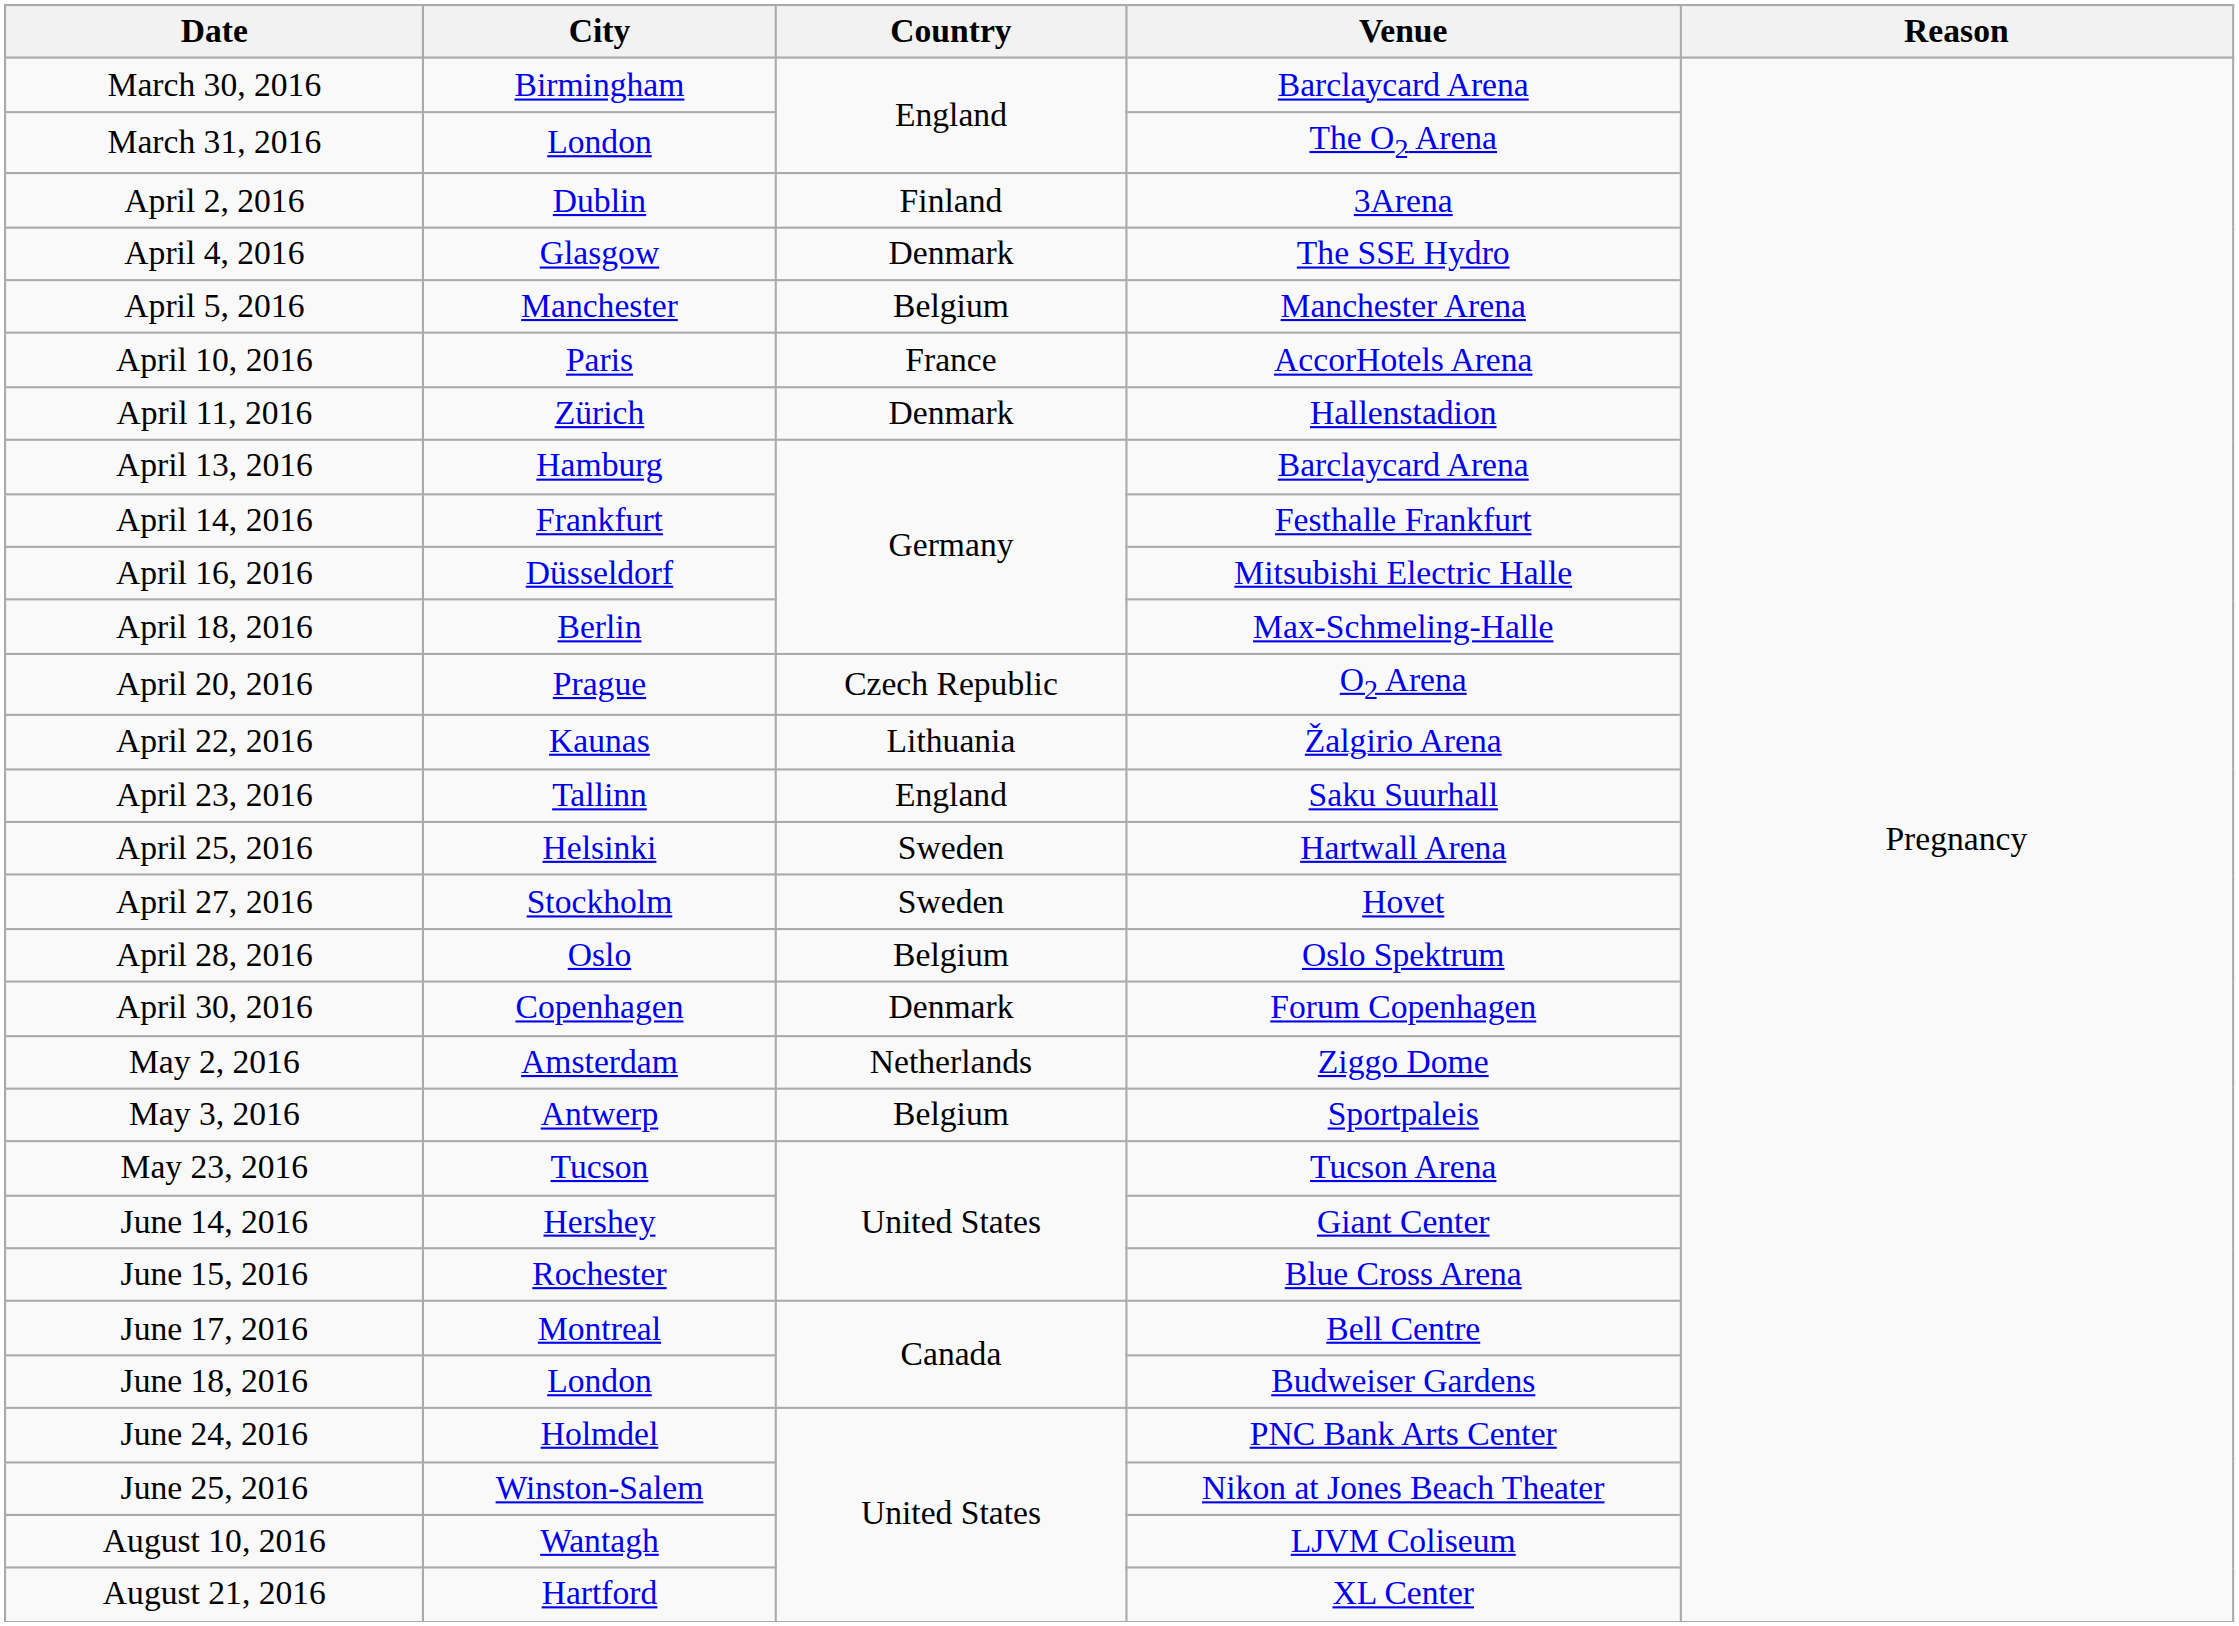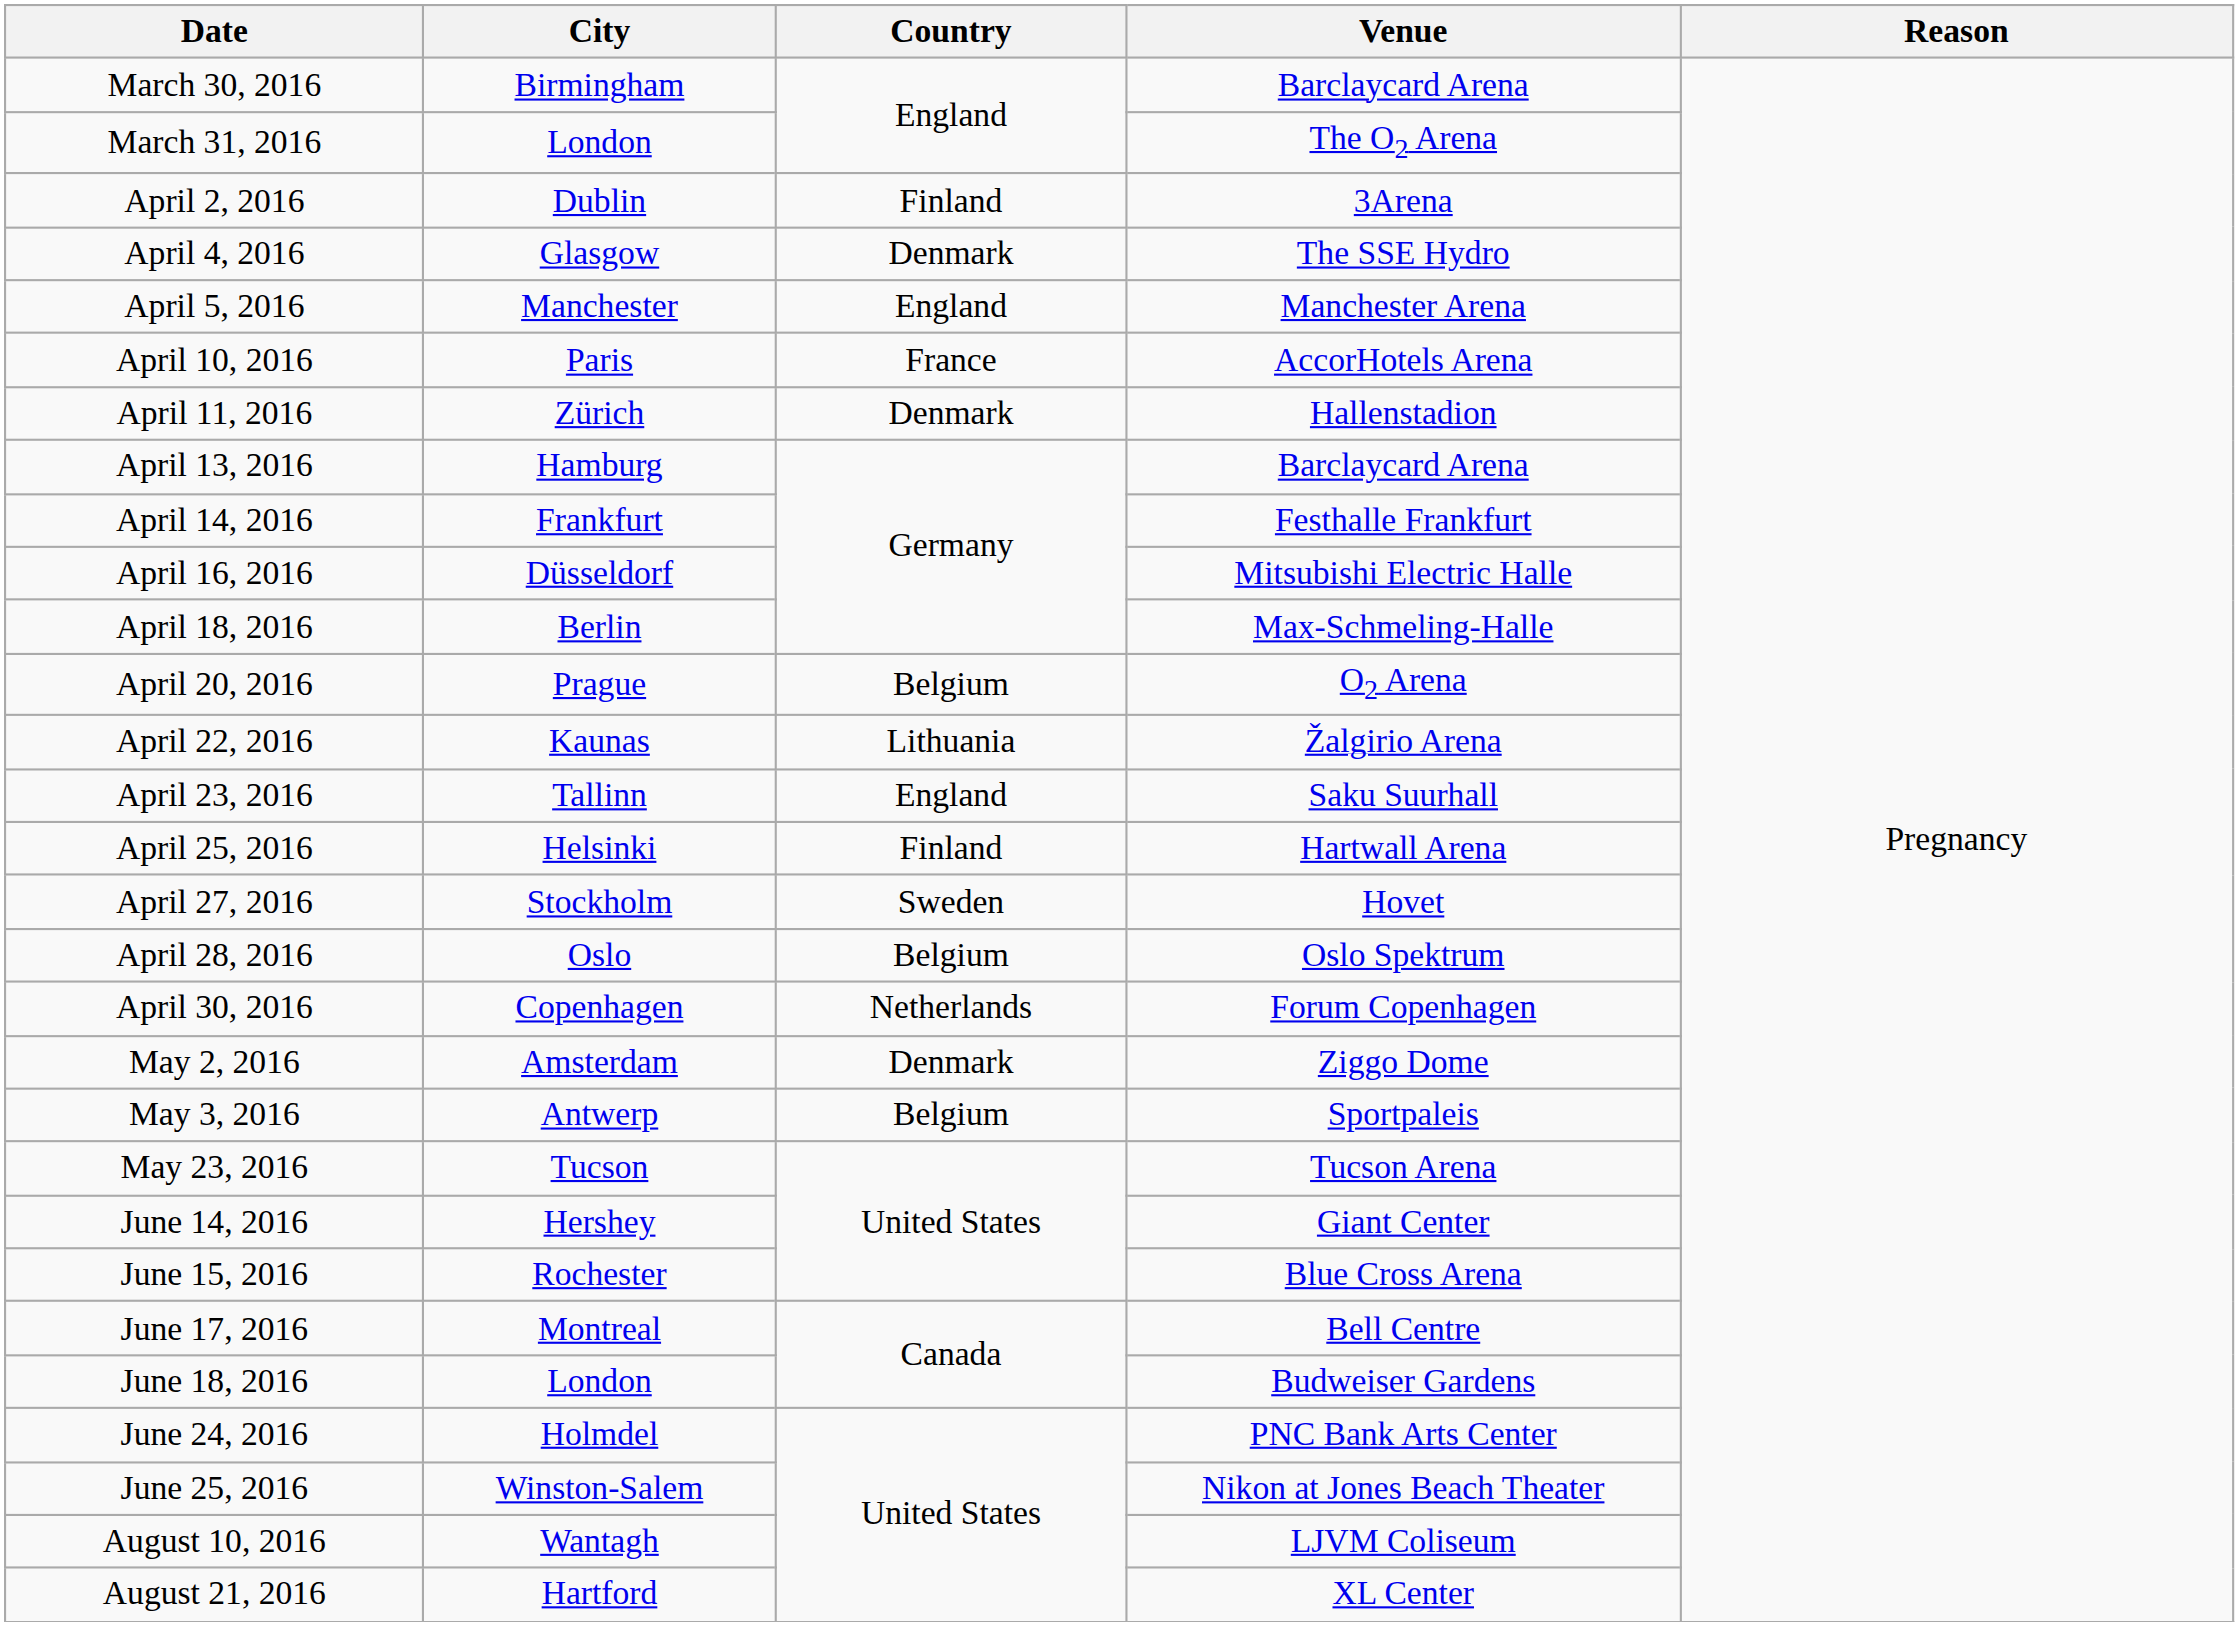(951, 306) Belgium -> (951, 306) England
(951, 683) Czech Republic -> (951, 683) Belgium
(951, 848) Sweden -> (951, 848) Finland
(951, 1007) Denmark -> (951, 1007) Netherlands
(951, 1061) Netherlands -> (951, 1061) Denmark
